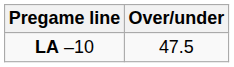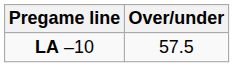(176, 47) 47.5 -> (176, 47) 57.5
